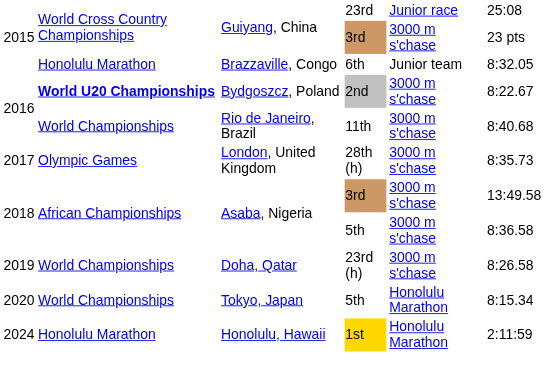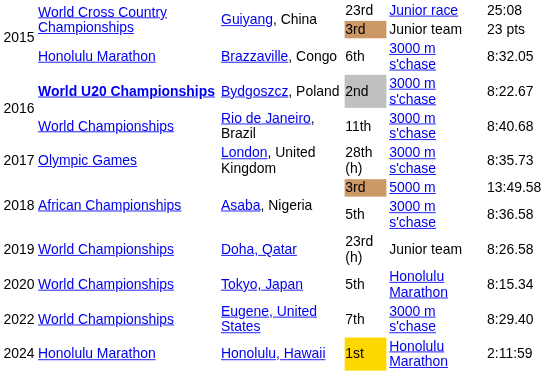(413, 37) 3000 m s'chase -> (426, 29) Junior team
(426, 64) Junior team -> (413, 56) 3000 m s'chase
(413, 195) 3000 m s'chase -> (412, 187) 5000 m
(413, 265) 3000 m s'chase -> (426, 249) Junior team
+ row: (269, 319)
